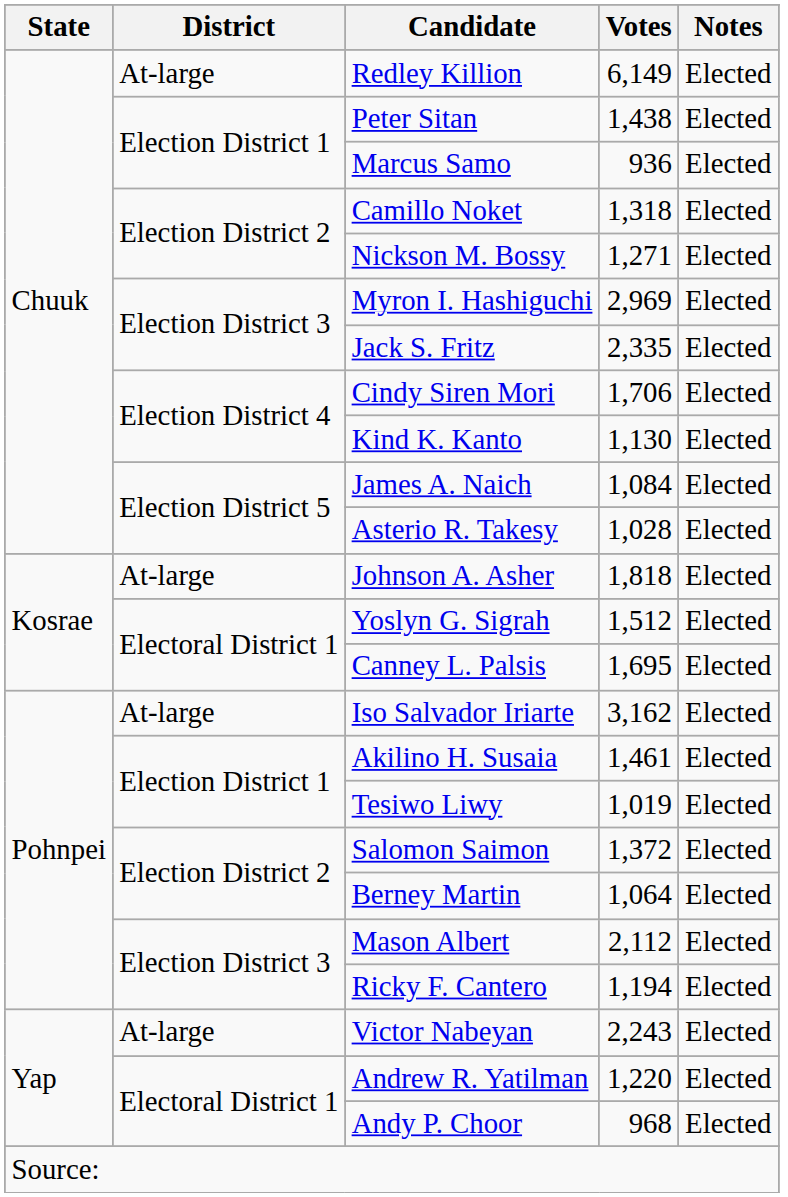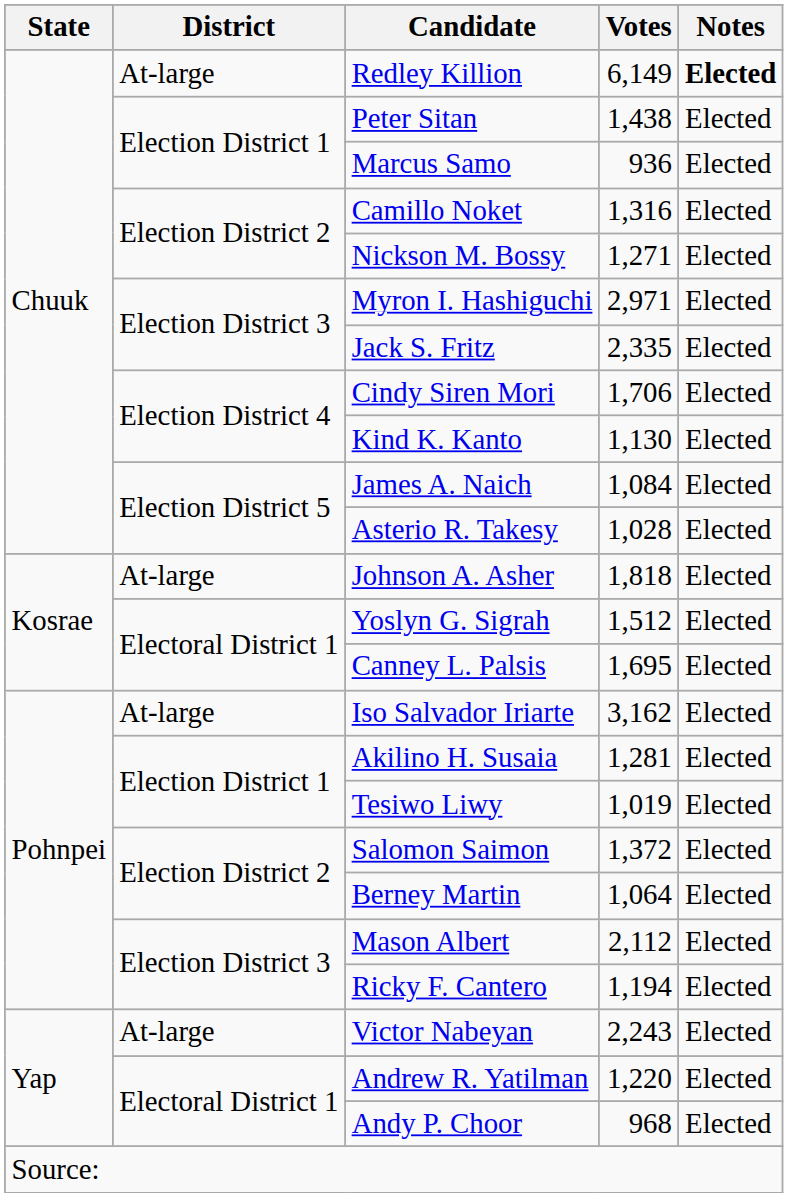(728, 73) normal -> (731, 73) bold
(639, 210) 1,318 -> (639, 210) 1,316
(639, 301) 2,969 -> (639, 301) 2,971
(639, 758) 1,461 -> (639, 758) 1,281
